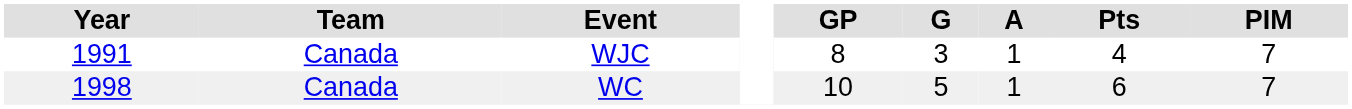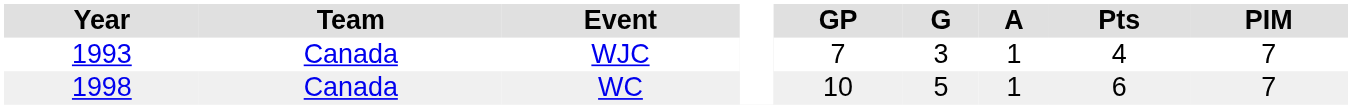(102, 54) 1991 -> (102, 54) 1993
(838, 54) 8 -> (838, 54) 7
